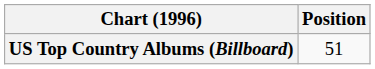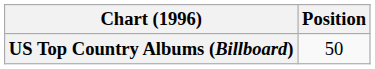(334, 48) 51 -> (334, 48) 50
